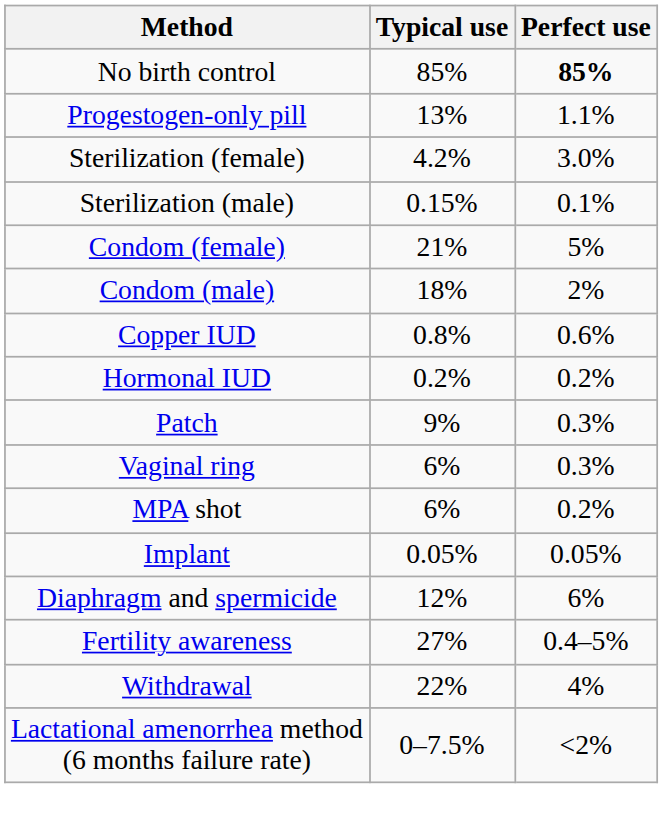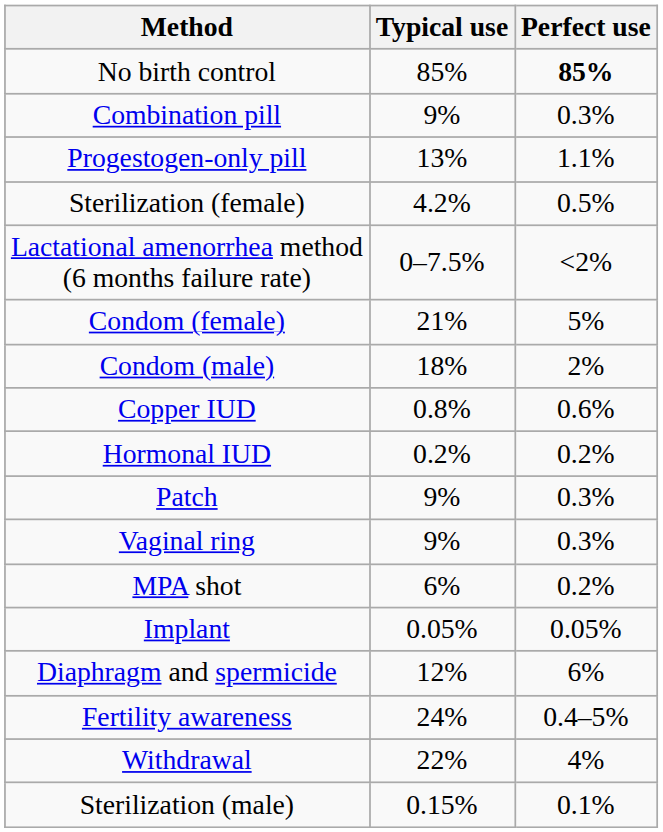+ row: (187, 114)
(586, 158) 3.0% -> (586, 202) 0.5%
rows swapped: (187, 202) <-> (187, 745)
(442, 466) 6% -> (442, 541) 9%
(442, 641) 27% -> (442, 716) 24%
